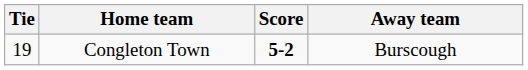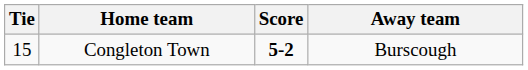(22, 49) 19 -> (22, 49) 15
